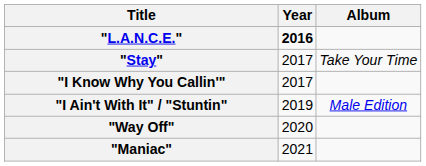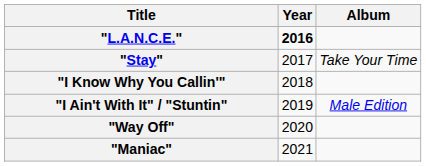(297, 82) 2017 -> (297, 82) 2018
